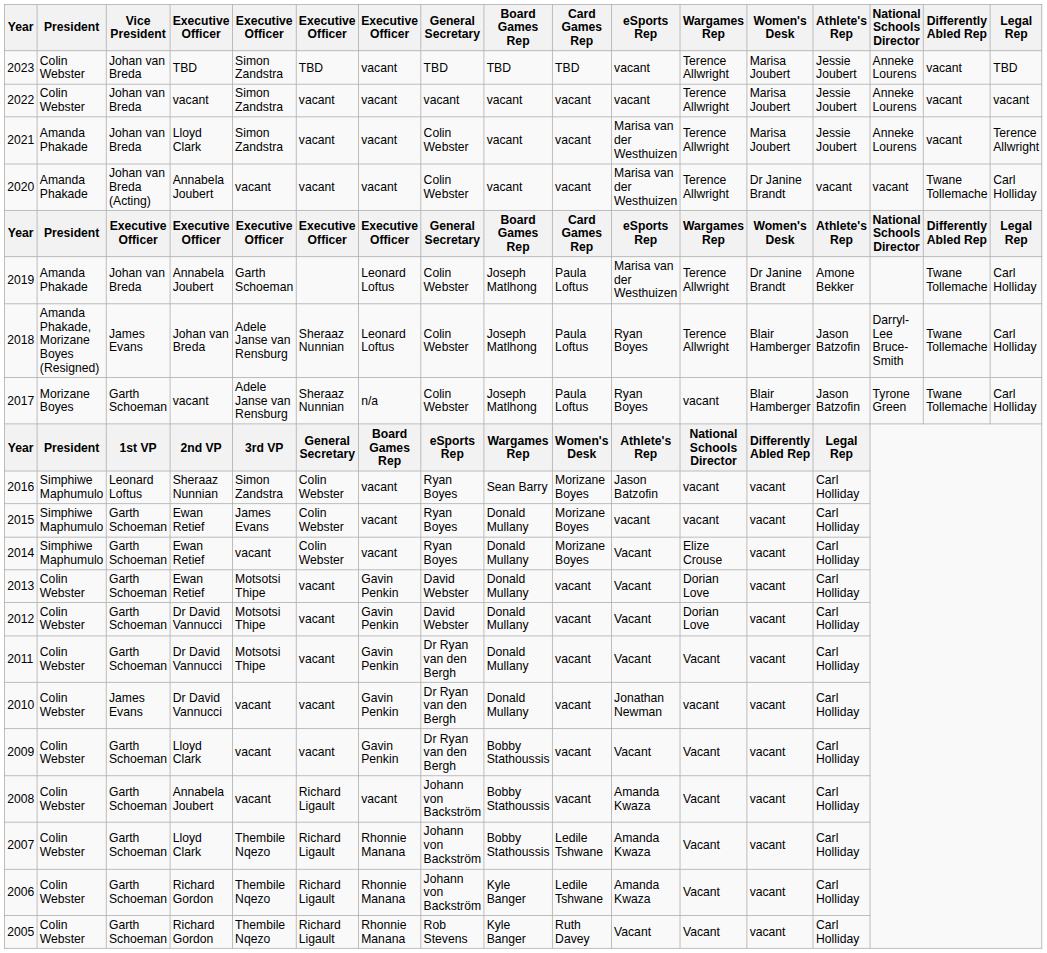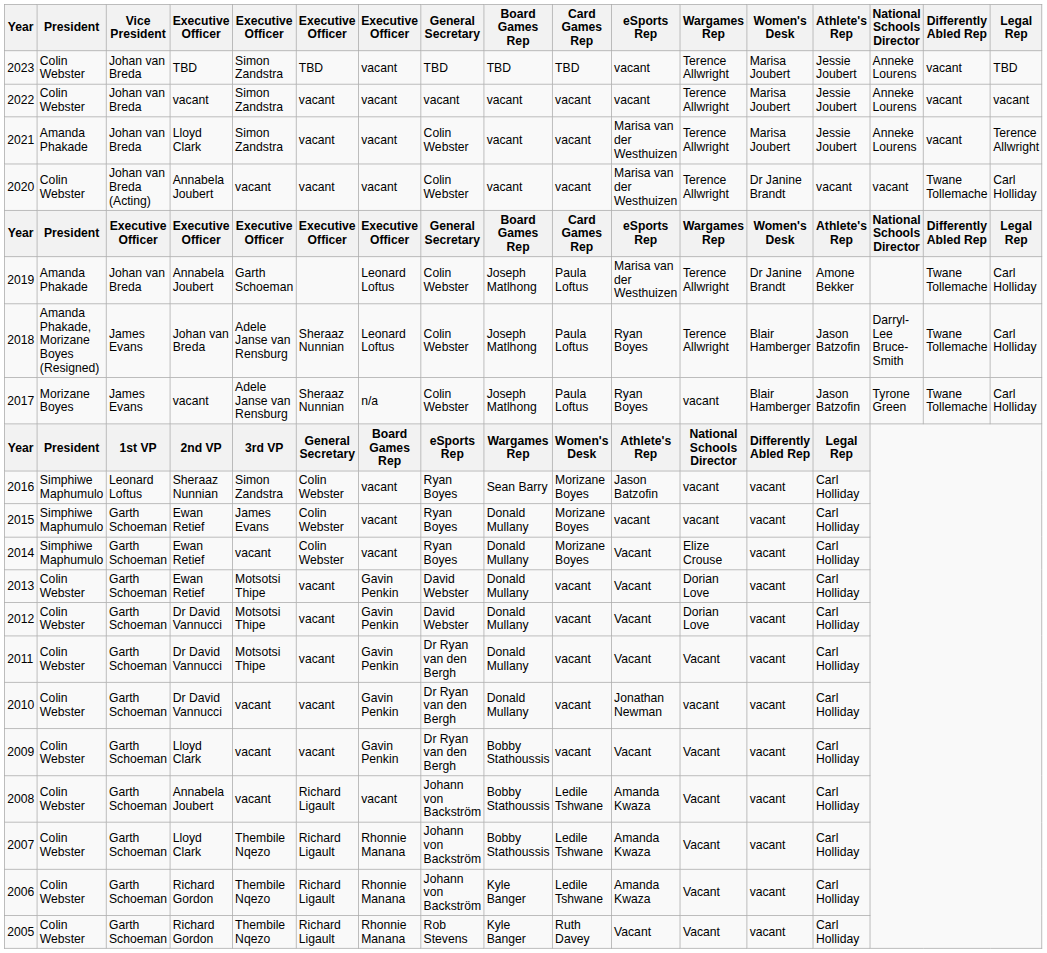(64, 187) Amanda Phakade -> (62, 187) Colin Webster
(138, 400) Garth Schoeman -> (127, 400) James Evans
(127, 705) James Evans -> (138, 705) Garth Schoeman
(573, 799) vacant -> (579, 799) Ledile Tshwane
